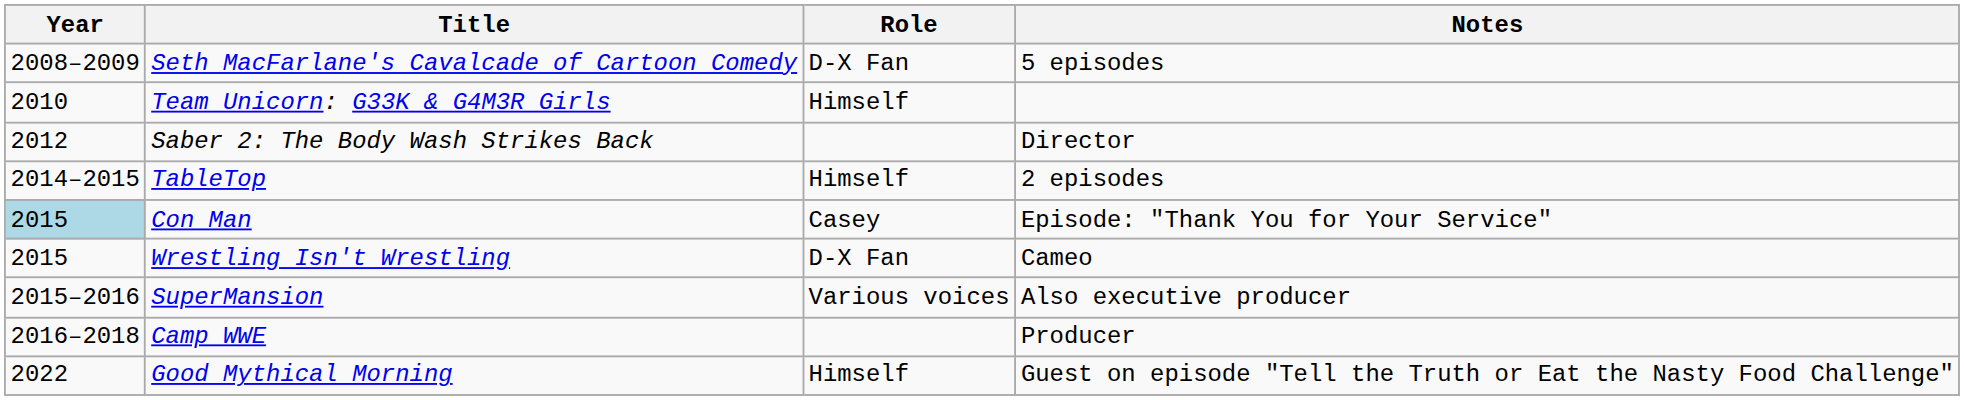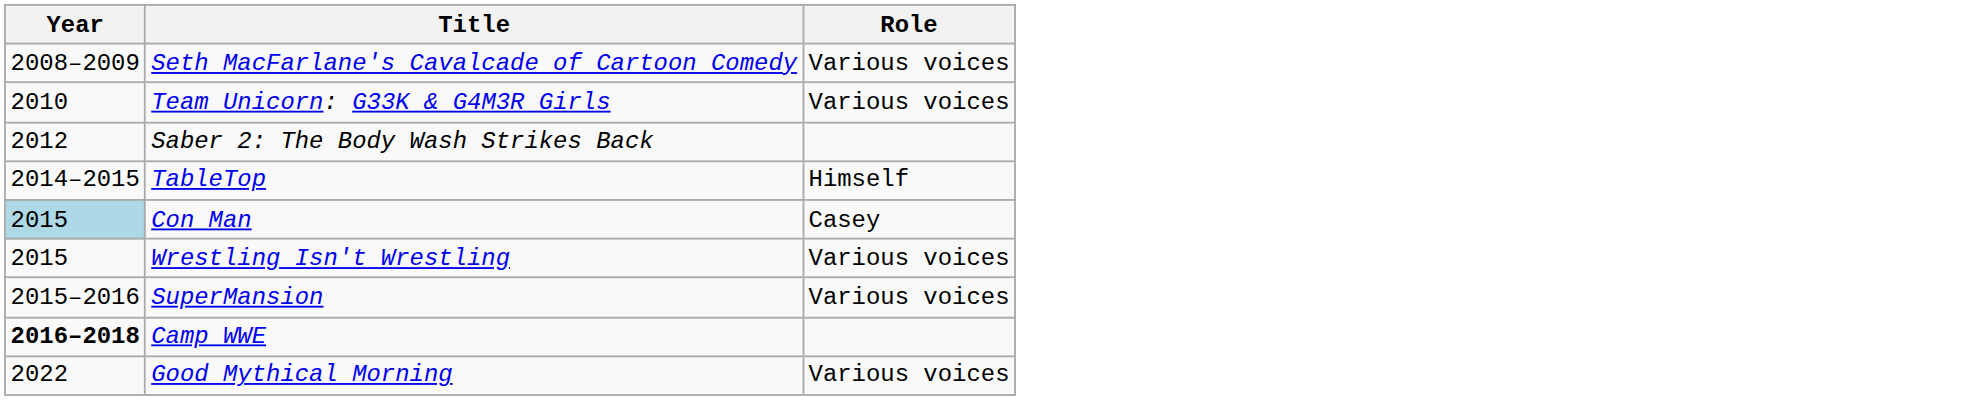- column: (1487, 24)
(859, 63) D-X Fan -> (909, 63) Various voices
(859, 102) Himself -> (909, 102) Various voices
(859, 258) D-X Fan -> (909, 258) Various voices
(75, 336) normal -> (75, 336) bold
(859, 375) Himself -> (909, 375) Various voices
